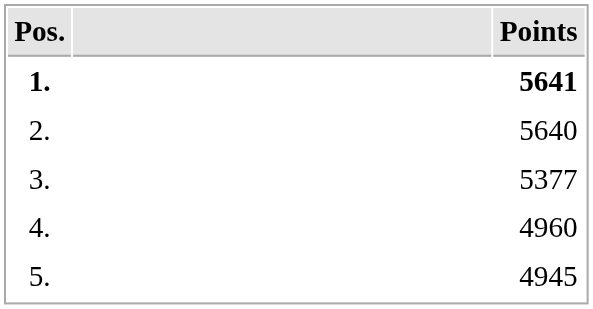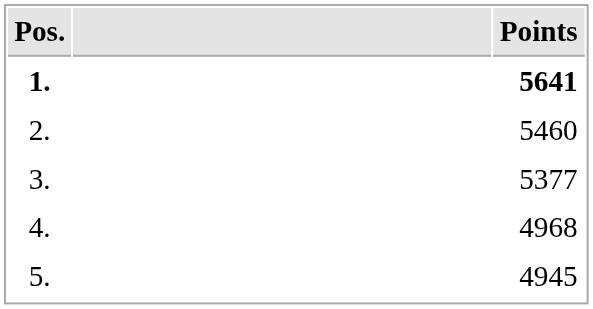(548, 130) 5640 -> (548, 130) 5460
(548, 227) 4960 -> (548, 227) 4968
